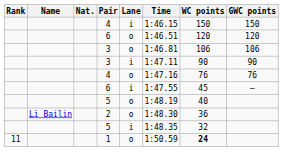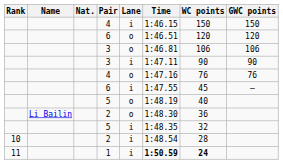+ row: (16, 140)
(131, 140) o -> (131, 153) i
(161, 140) normal -> (161, 153) bold
